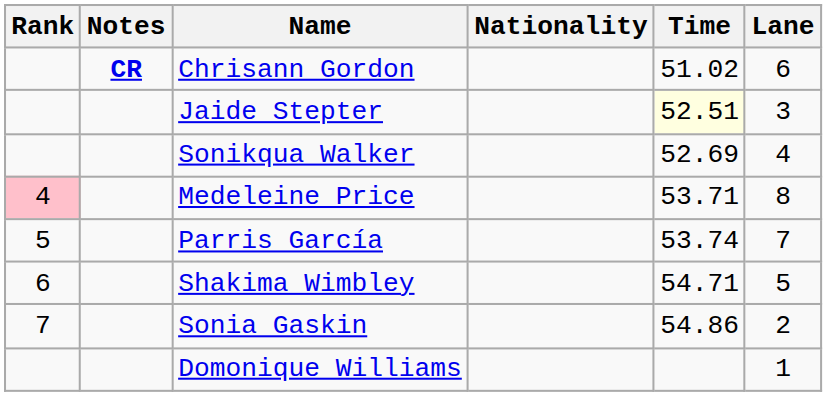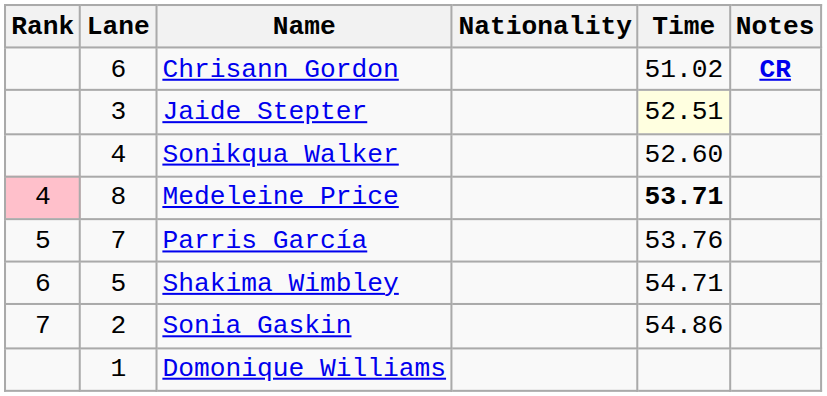columns swapped: (783, 26) <-> (126, 26)
(700, 155) 52.69 -> (684, 155) 52.60
(700, 198) normal -> (684, 198) bold
(700, 240) 53.74 -> (684, 240) 53.76
